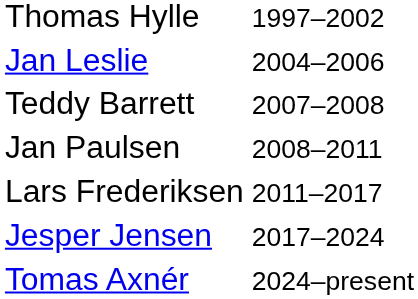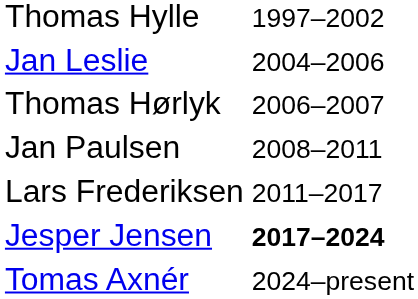+ row: (113, 103)
- row: (100, 103)
(318, 237) normal -> (318, 235) bold
